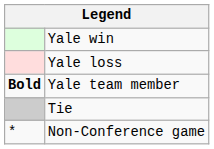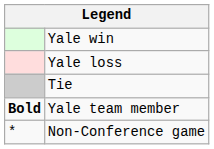rows swapped: (60, 109) <-> (114, 85)
